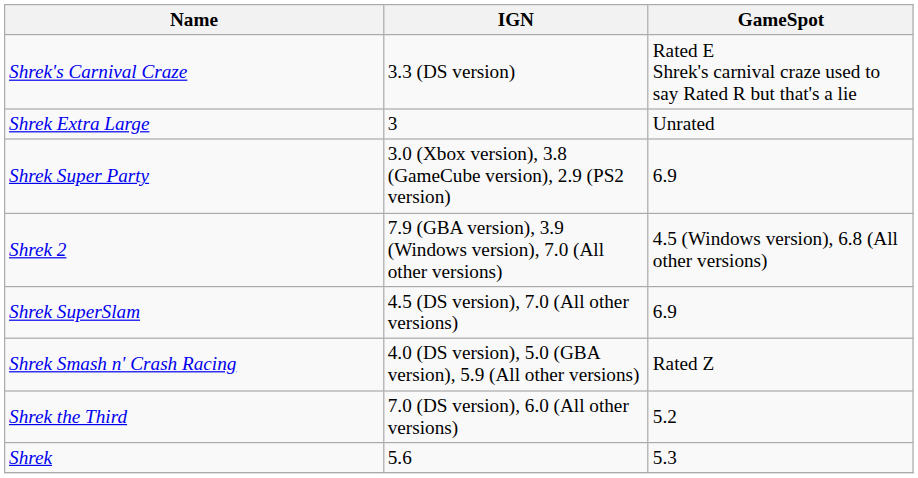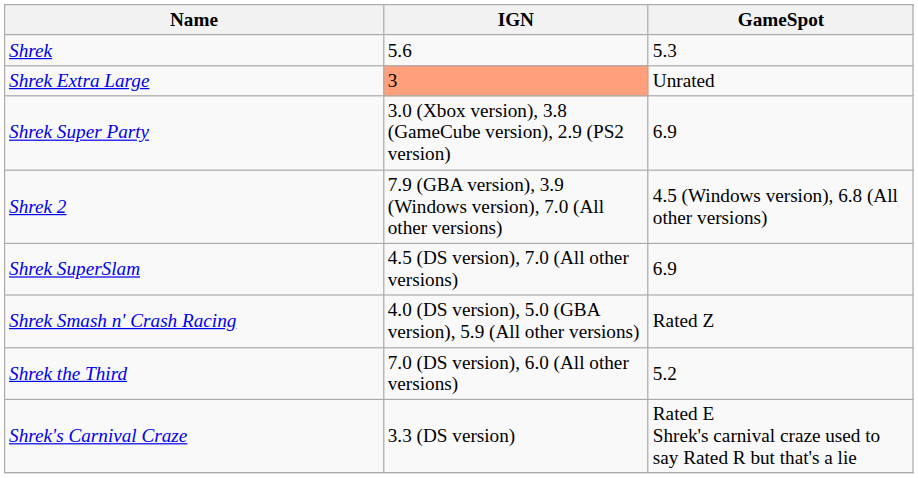rows swapped: (31, 457) <-> (98, 71)
(393, 123) no background -> (393, 80) lightsalmon background
